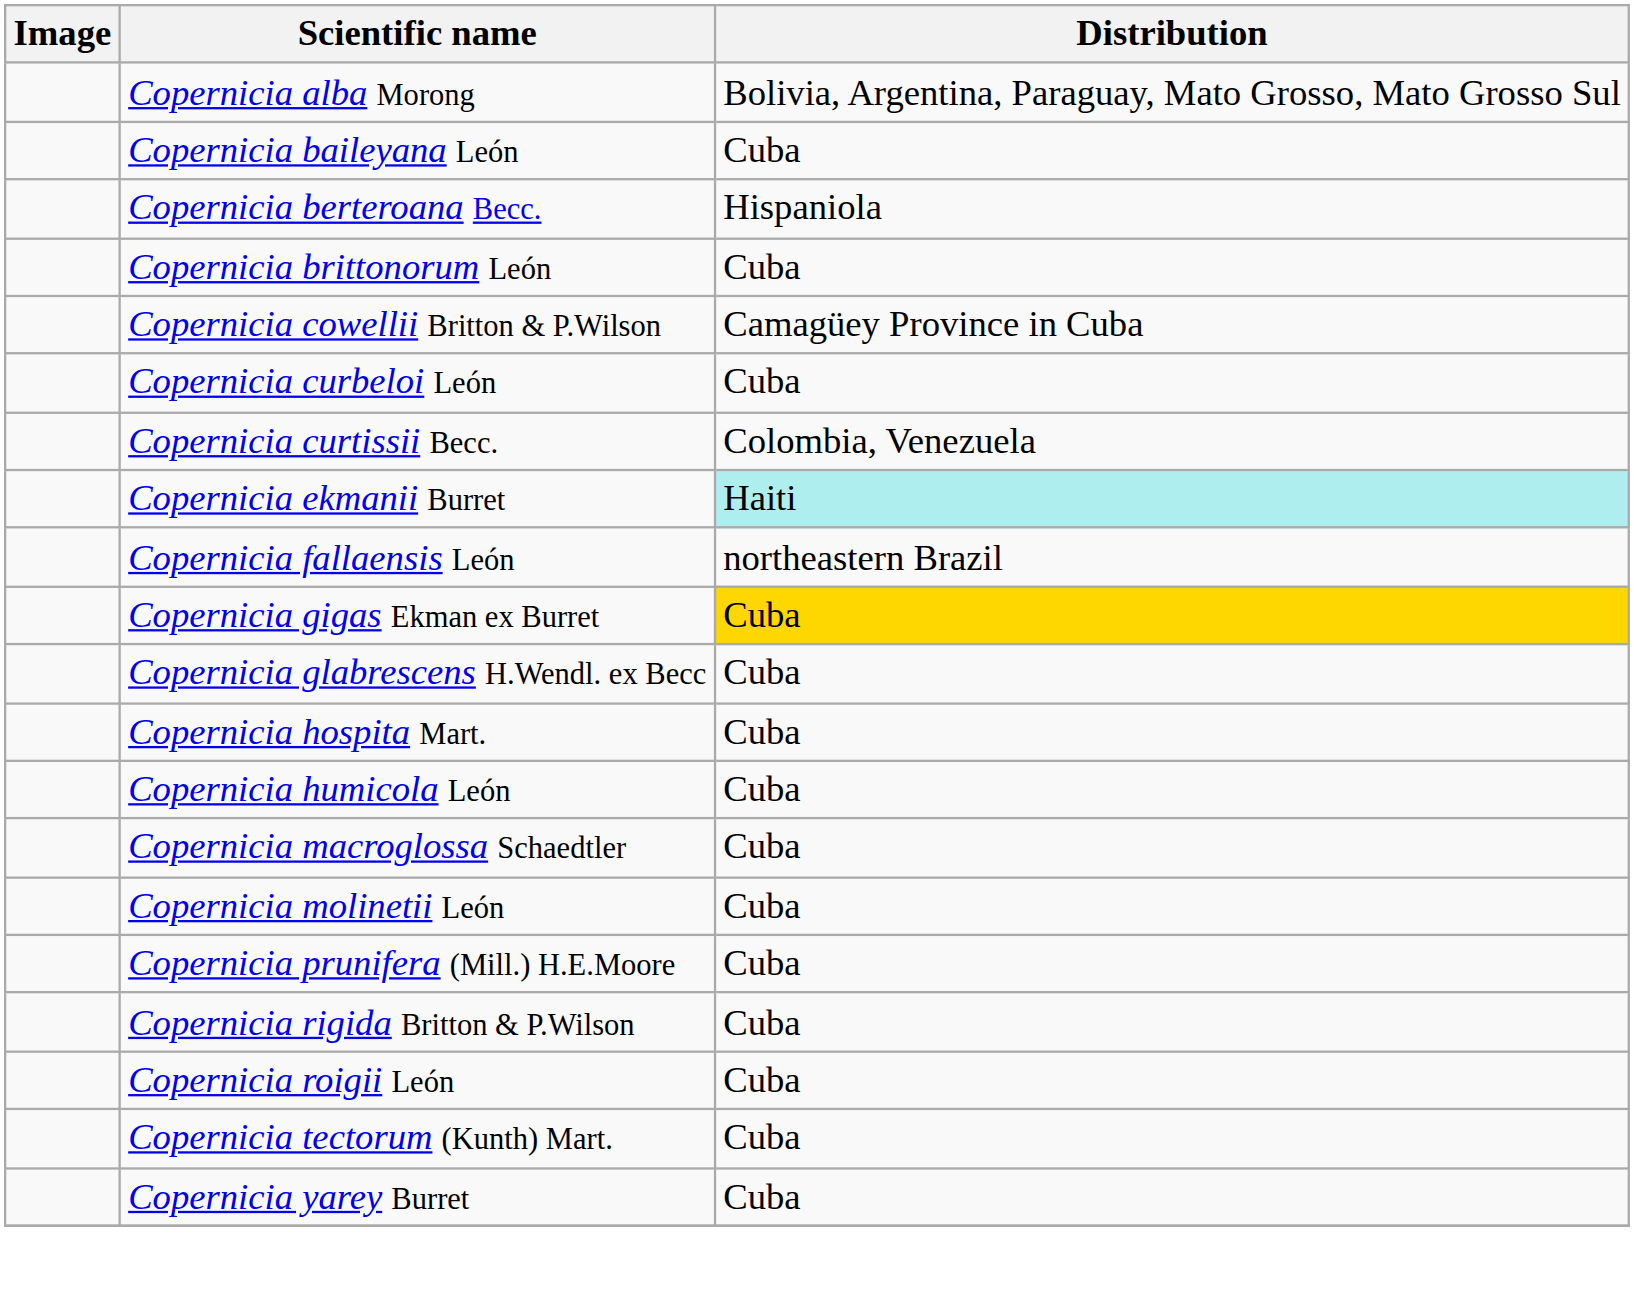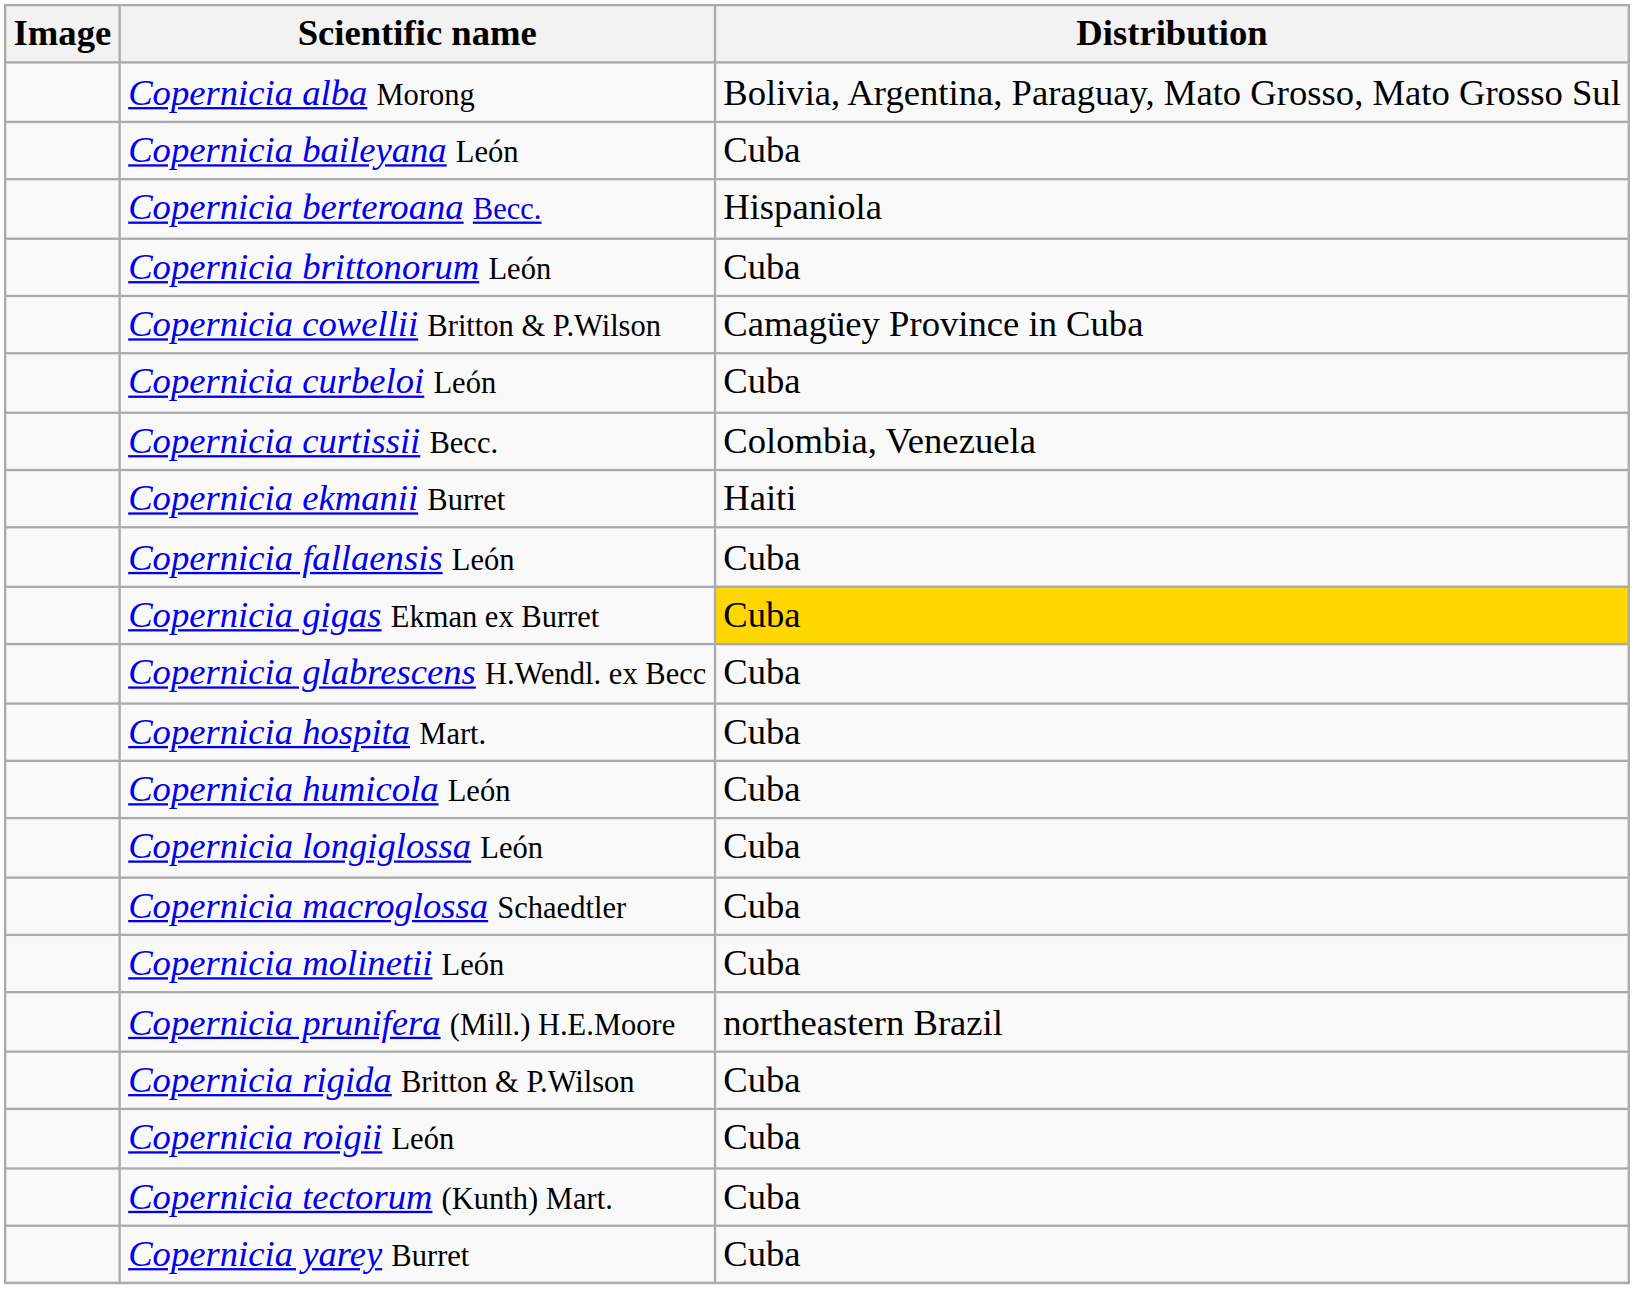(760, 498) paleturquoise background -> (760, 498) no background
(863, 556) northeastern Brazil -> (762, 556) Cuba
+ row: (336, 847)
(762, 963) Cuba -> (863, 1021) northeastern Brazil
